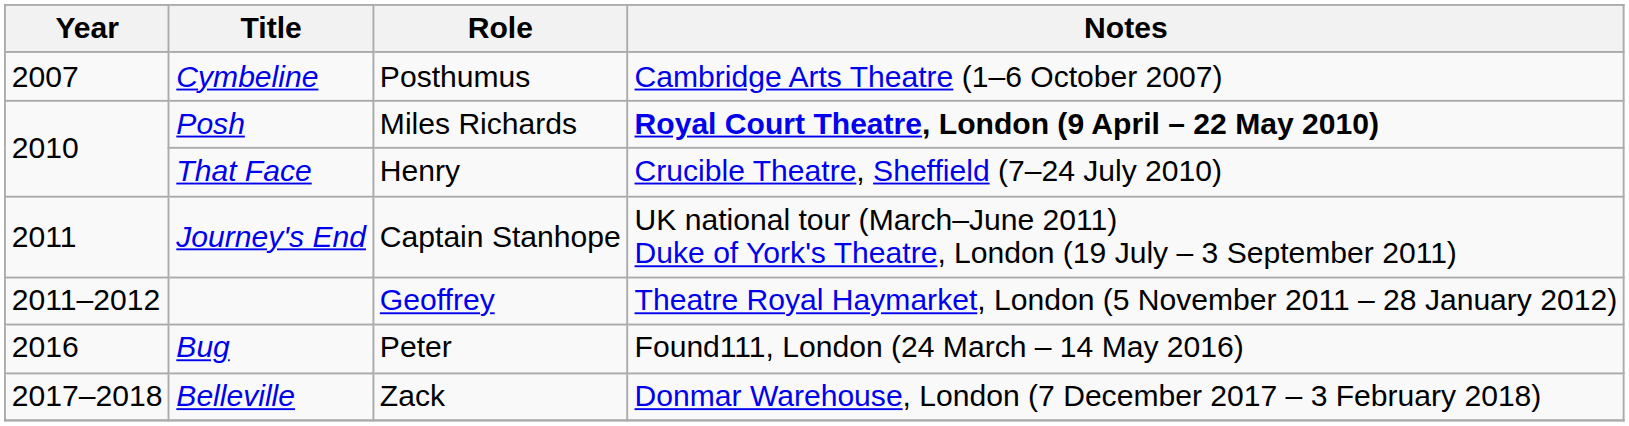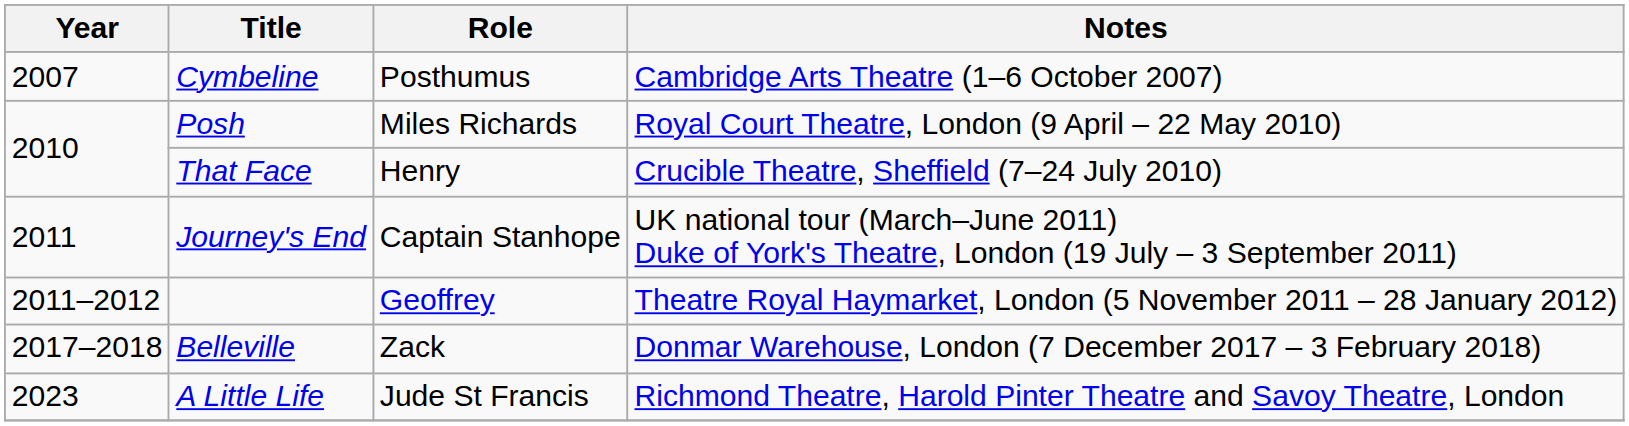(1007, 123) bold -> (988, 123) normal
- row: (203, 348)
+ row: (250, 396)
